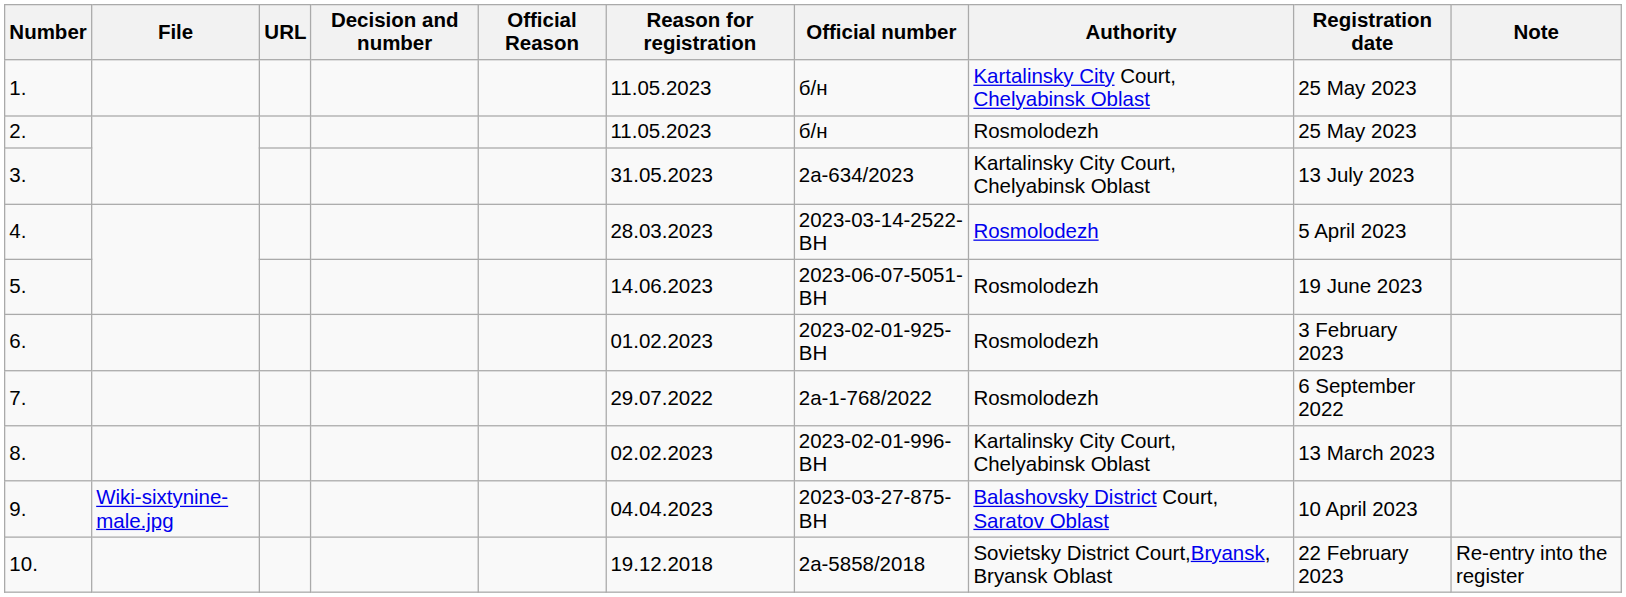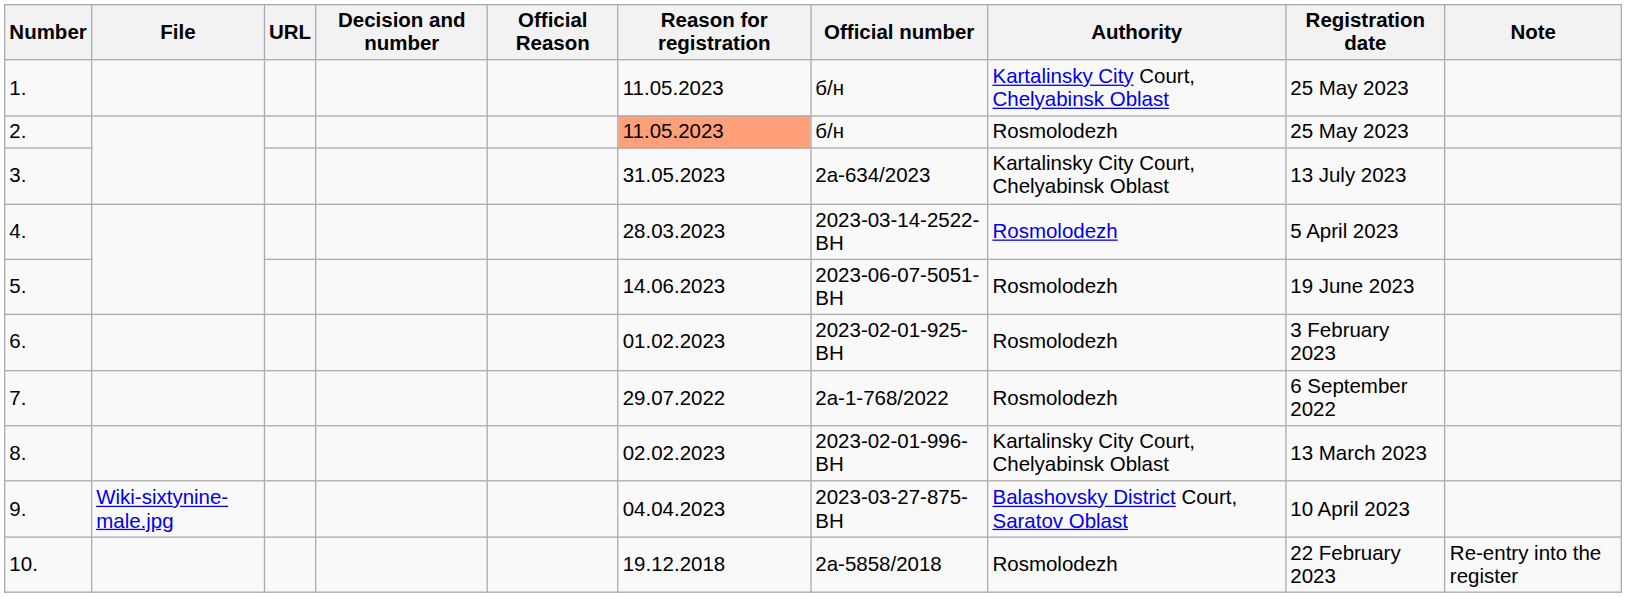(661, 131) no background -> (673, 131) lightsalmon background
(1122, 564) Sovietsky District Court,Bryansk, Bryansk Oblast -> (1055, 564) Rosmolodezh
